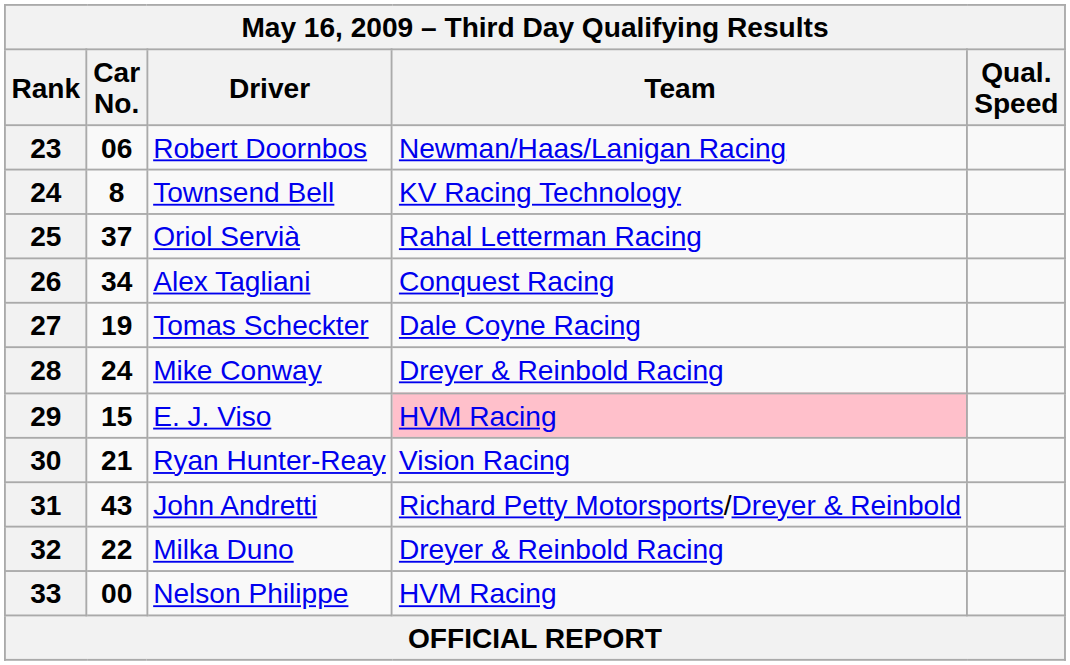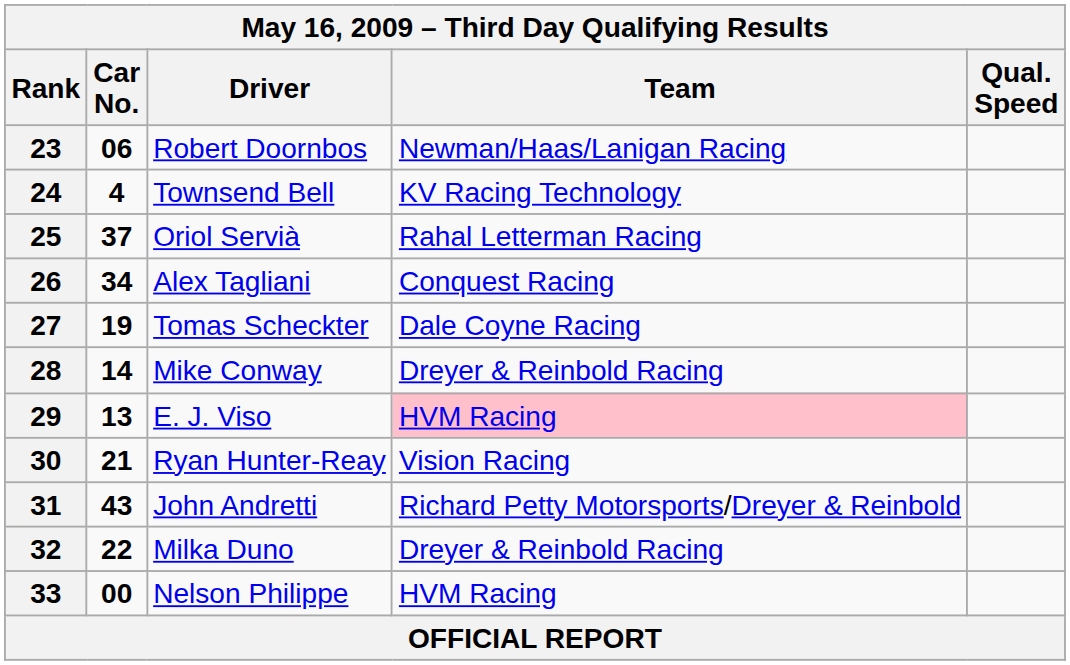(117, 192) 8 -> (117, 192) 4
(117, 370) 24 -> (117, 370) 14
(117, 415) 15 -> (117, 415) 13
